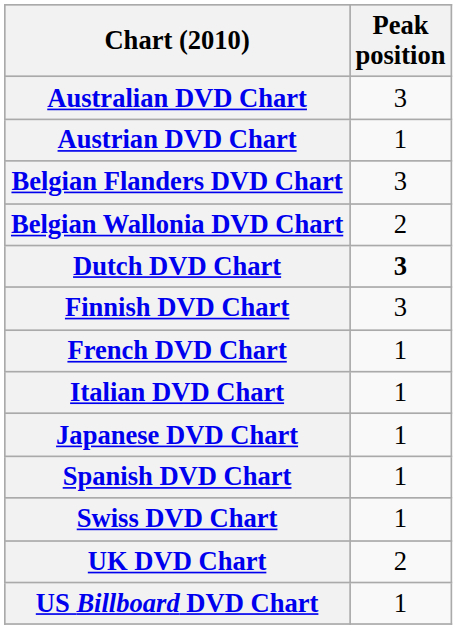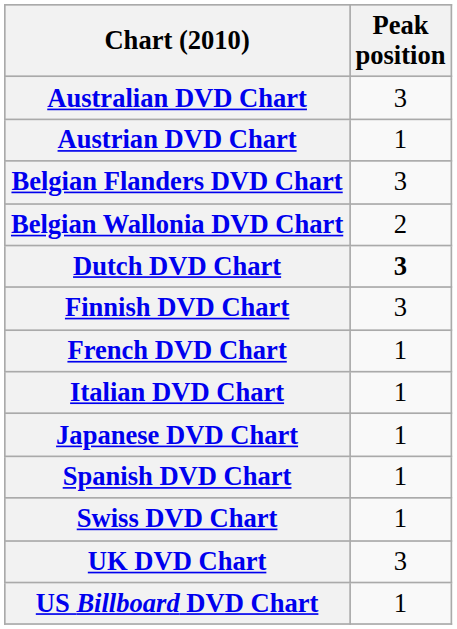(401, 560) 2 -> (401, 560) 3
